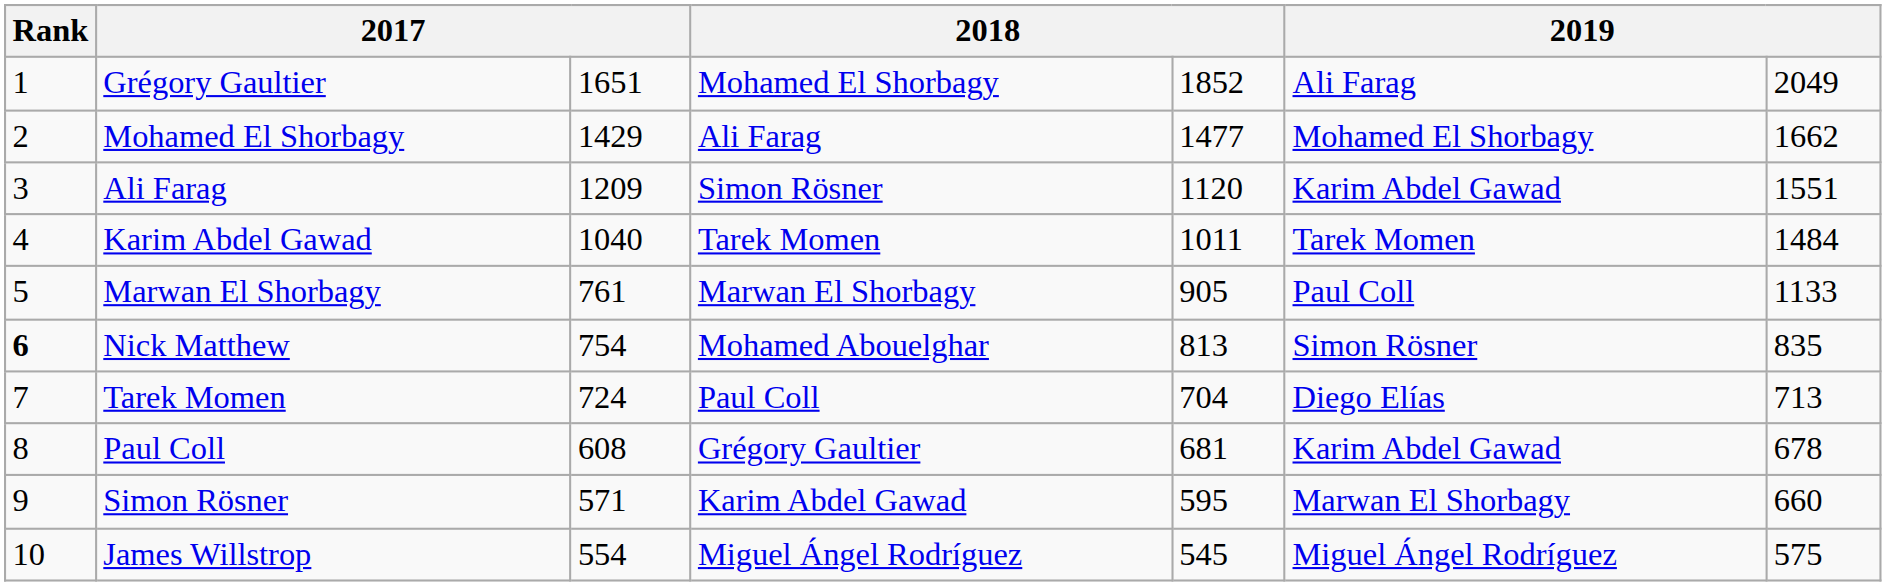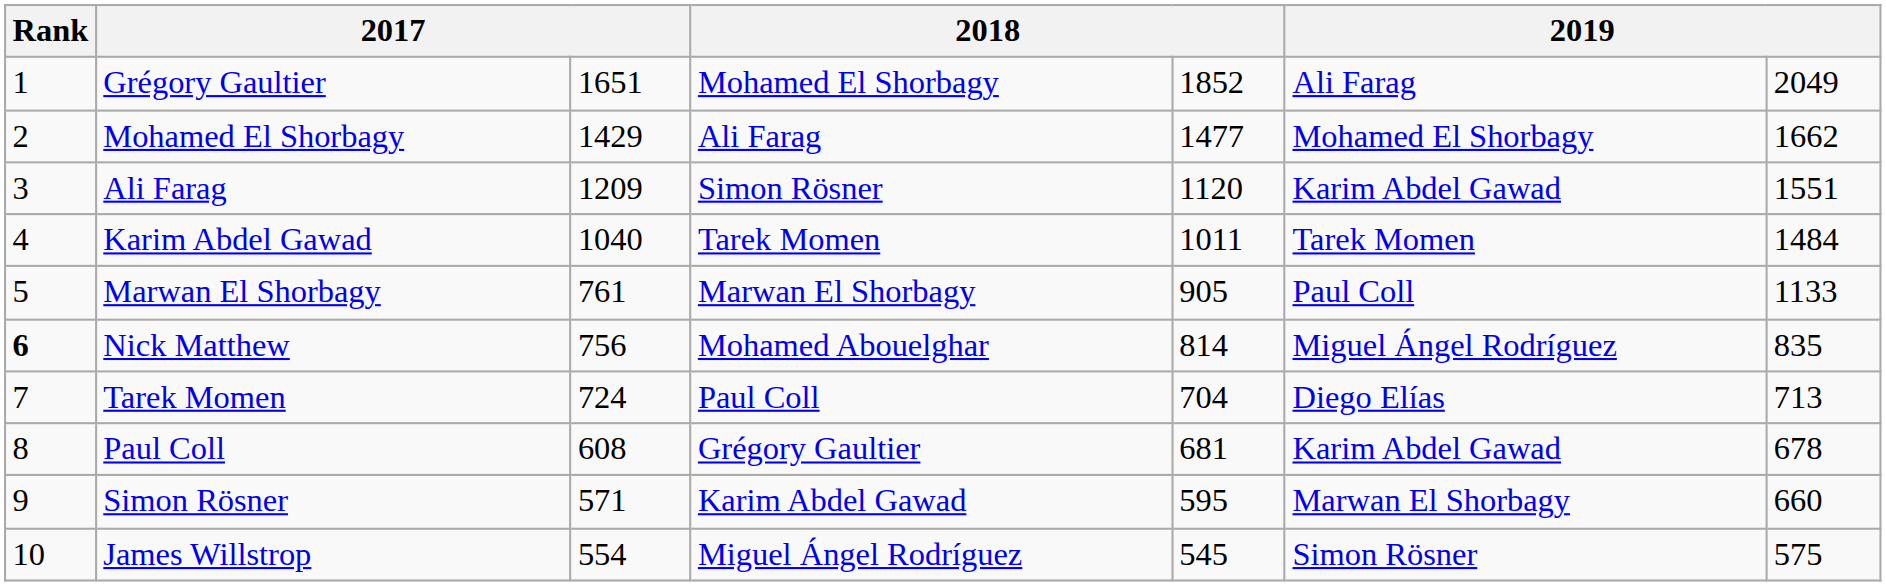(602, 343) 754 -> (602, 343) 756
(1204, 343) 813 -> (1204, 343) 814
(1385, 343) Simon Rösner -> (1455, 343) Miguel Ángel Rodríguez
(1455, 552) Miguel Ángel Rodríguez -> (1385, 552) Simon Rösner
